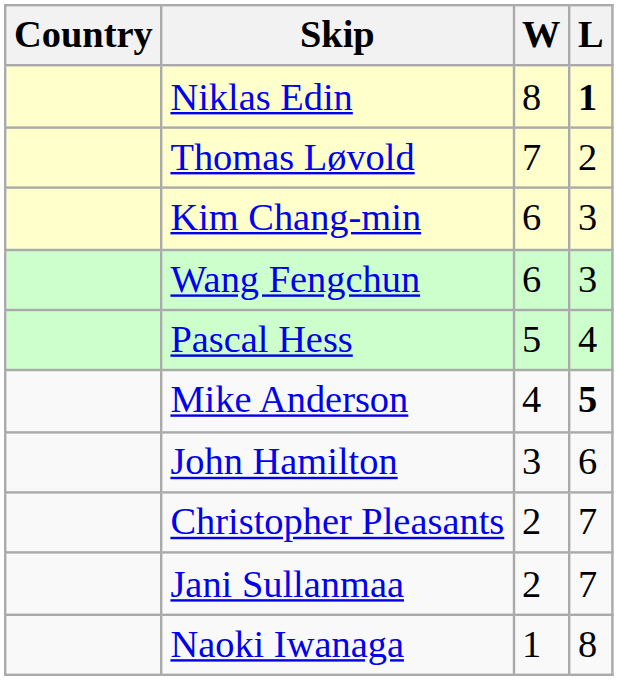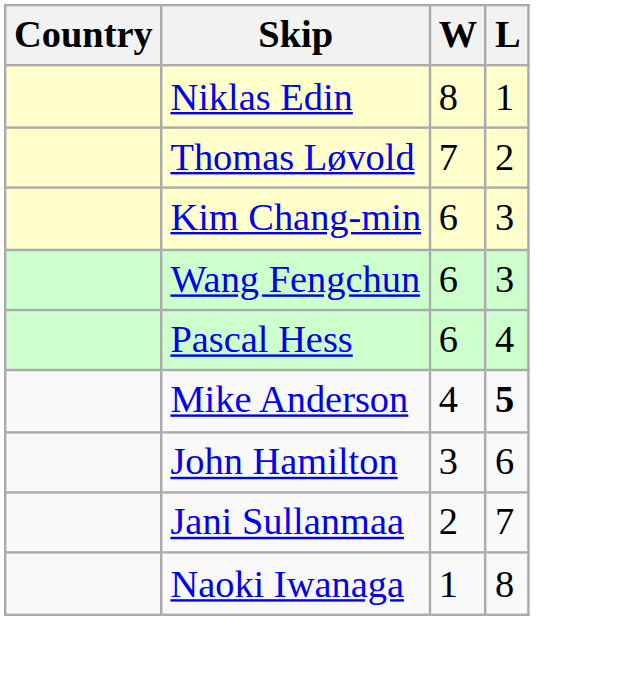(588, 95) bold -> (504, 95) normal
(532, 339) 5 -> (448, 339) 6
- row: (337, 522)
